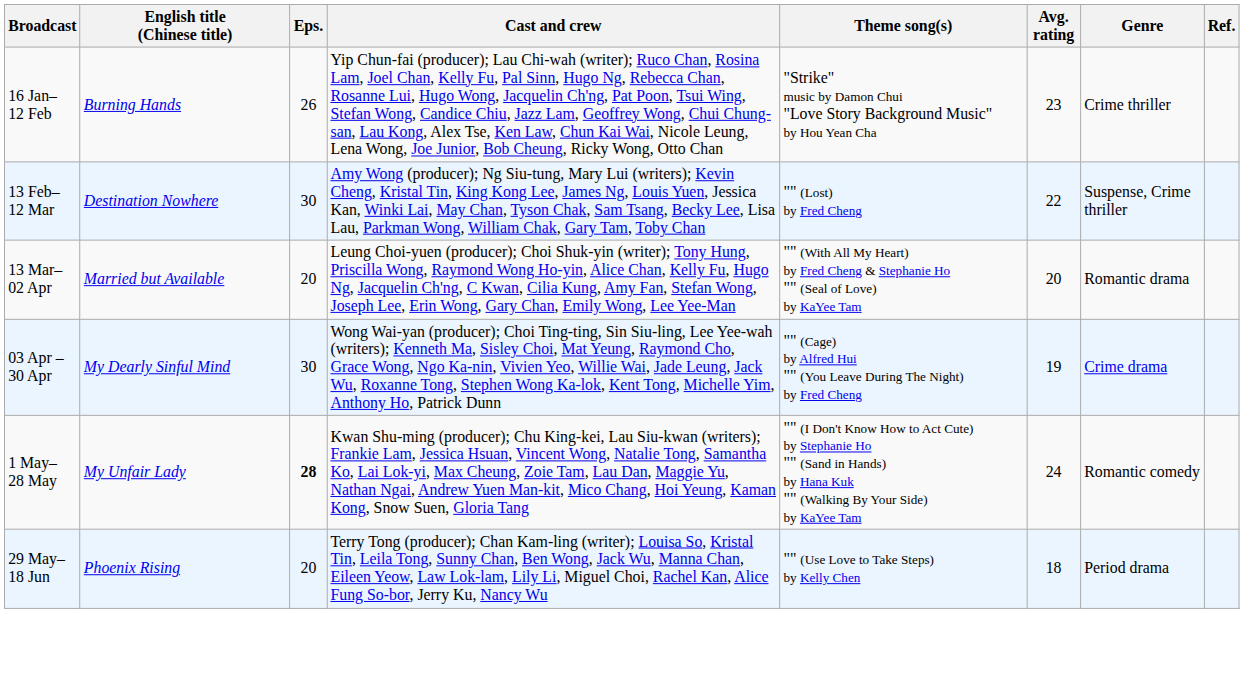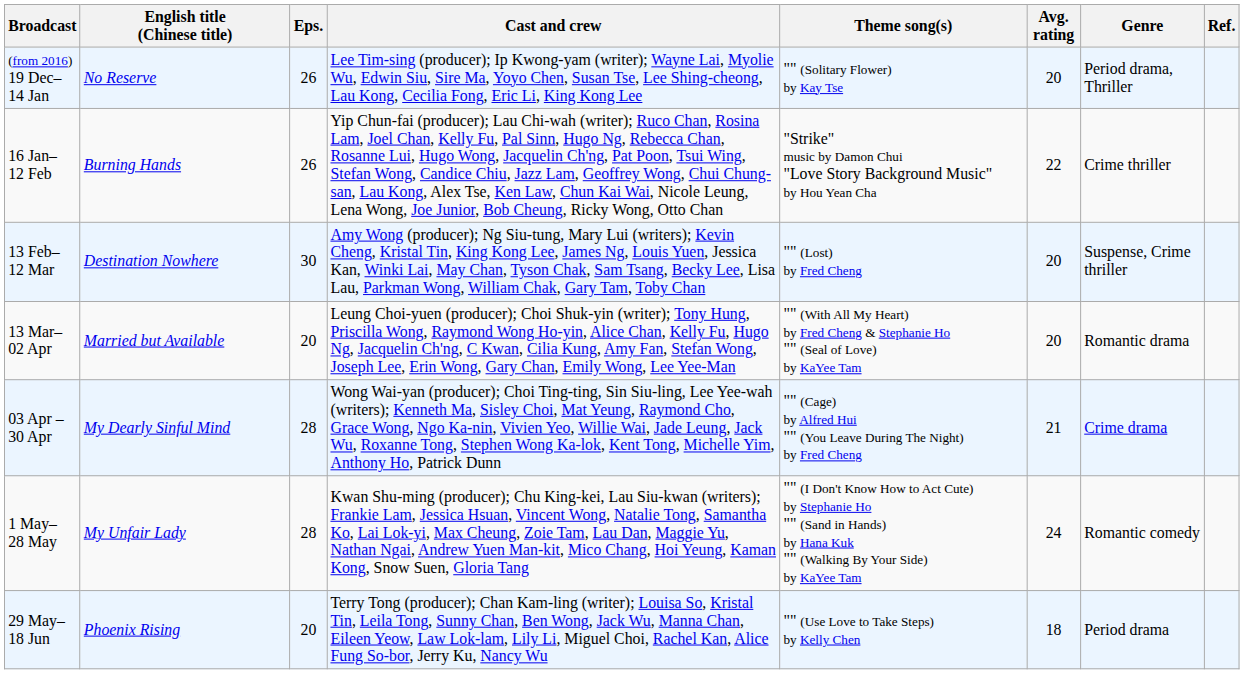+ row: (40, 78)
(1054, 104) 23 -> (1054, 165) 22
(1054, 200) 22 -> (1054, 261) 20
(308, 367) 30 -> (308, 427) 28
(1054, 367) 19 -> (1054, 427) 21
(308, 472) bold -> (308, 533) normal
